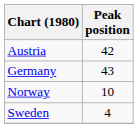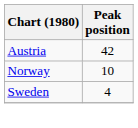- row: (32, 71)
